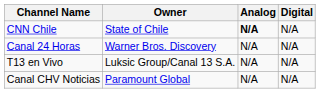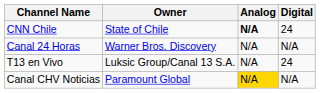(290, 29) N/A -> (287, 29) 24
(290, 63) N/A -> (287, 63) 24
(249, 79) no background -> (249, 79) gold background
